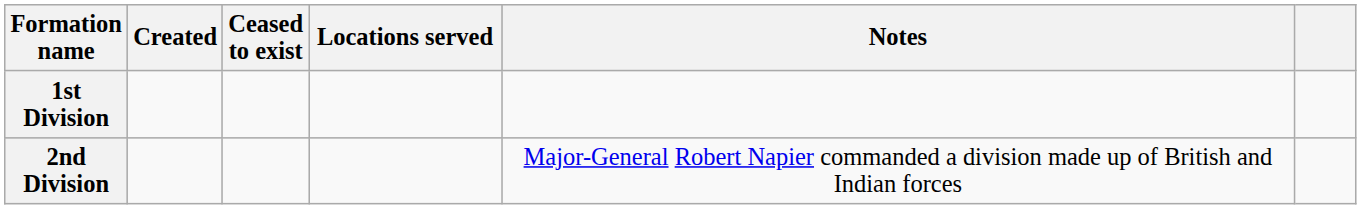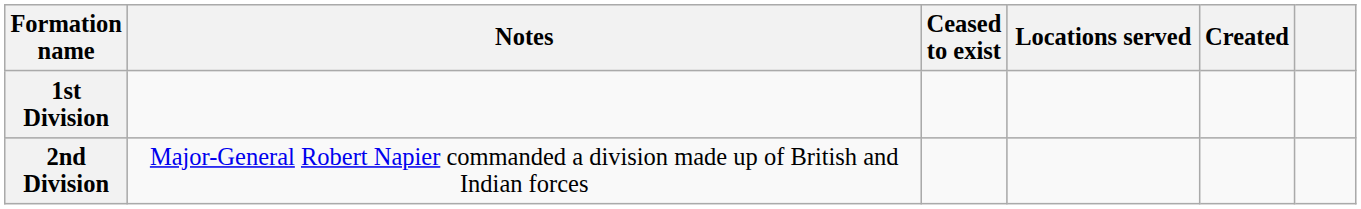columns swapped: (175, 37) <-> (898, 37)
